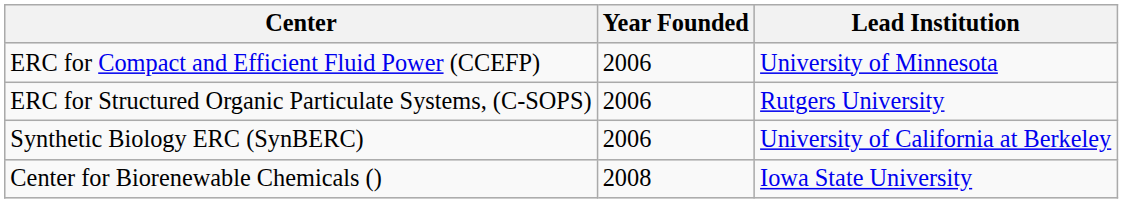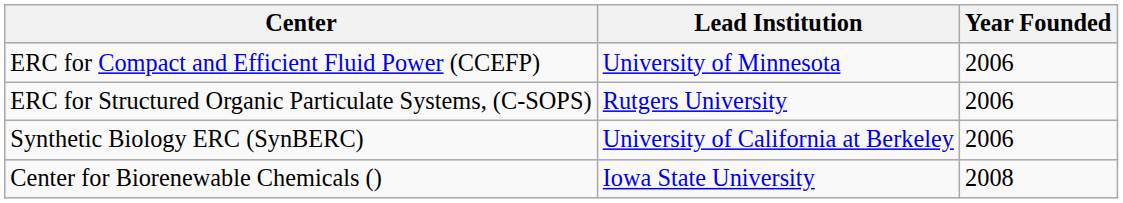columns swapped: (936, 23) <-> (676, 23)
